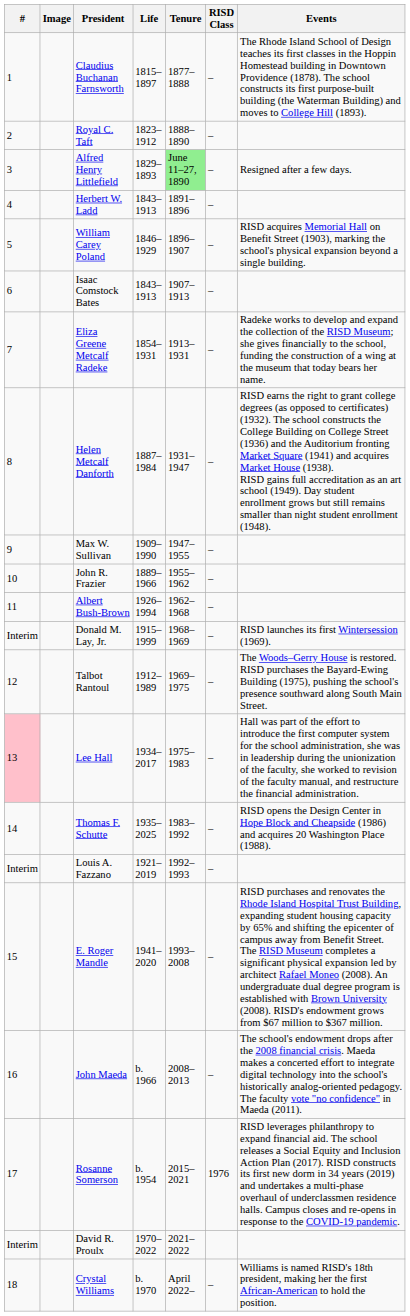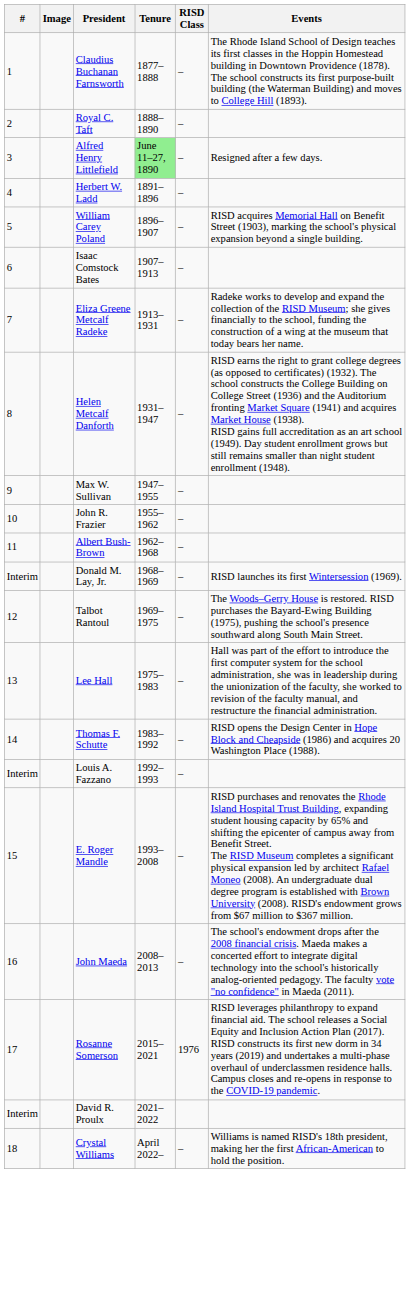- column: (149, 18)
(12, 758) pink background -> (12, 680) no background
